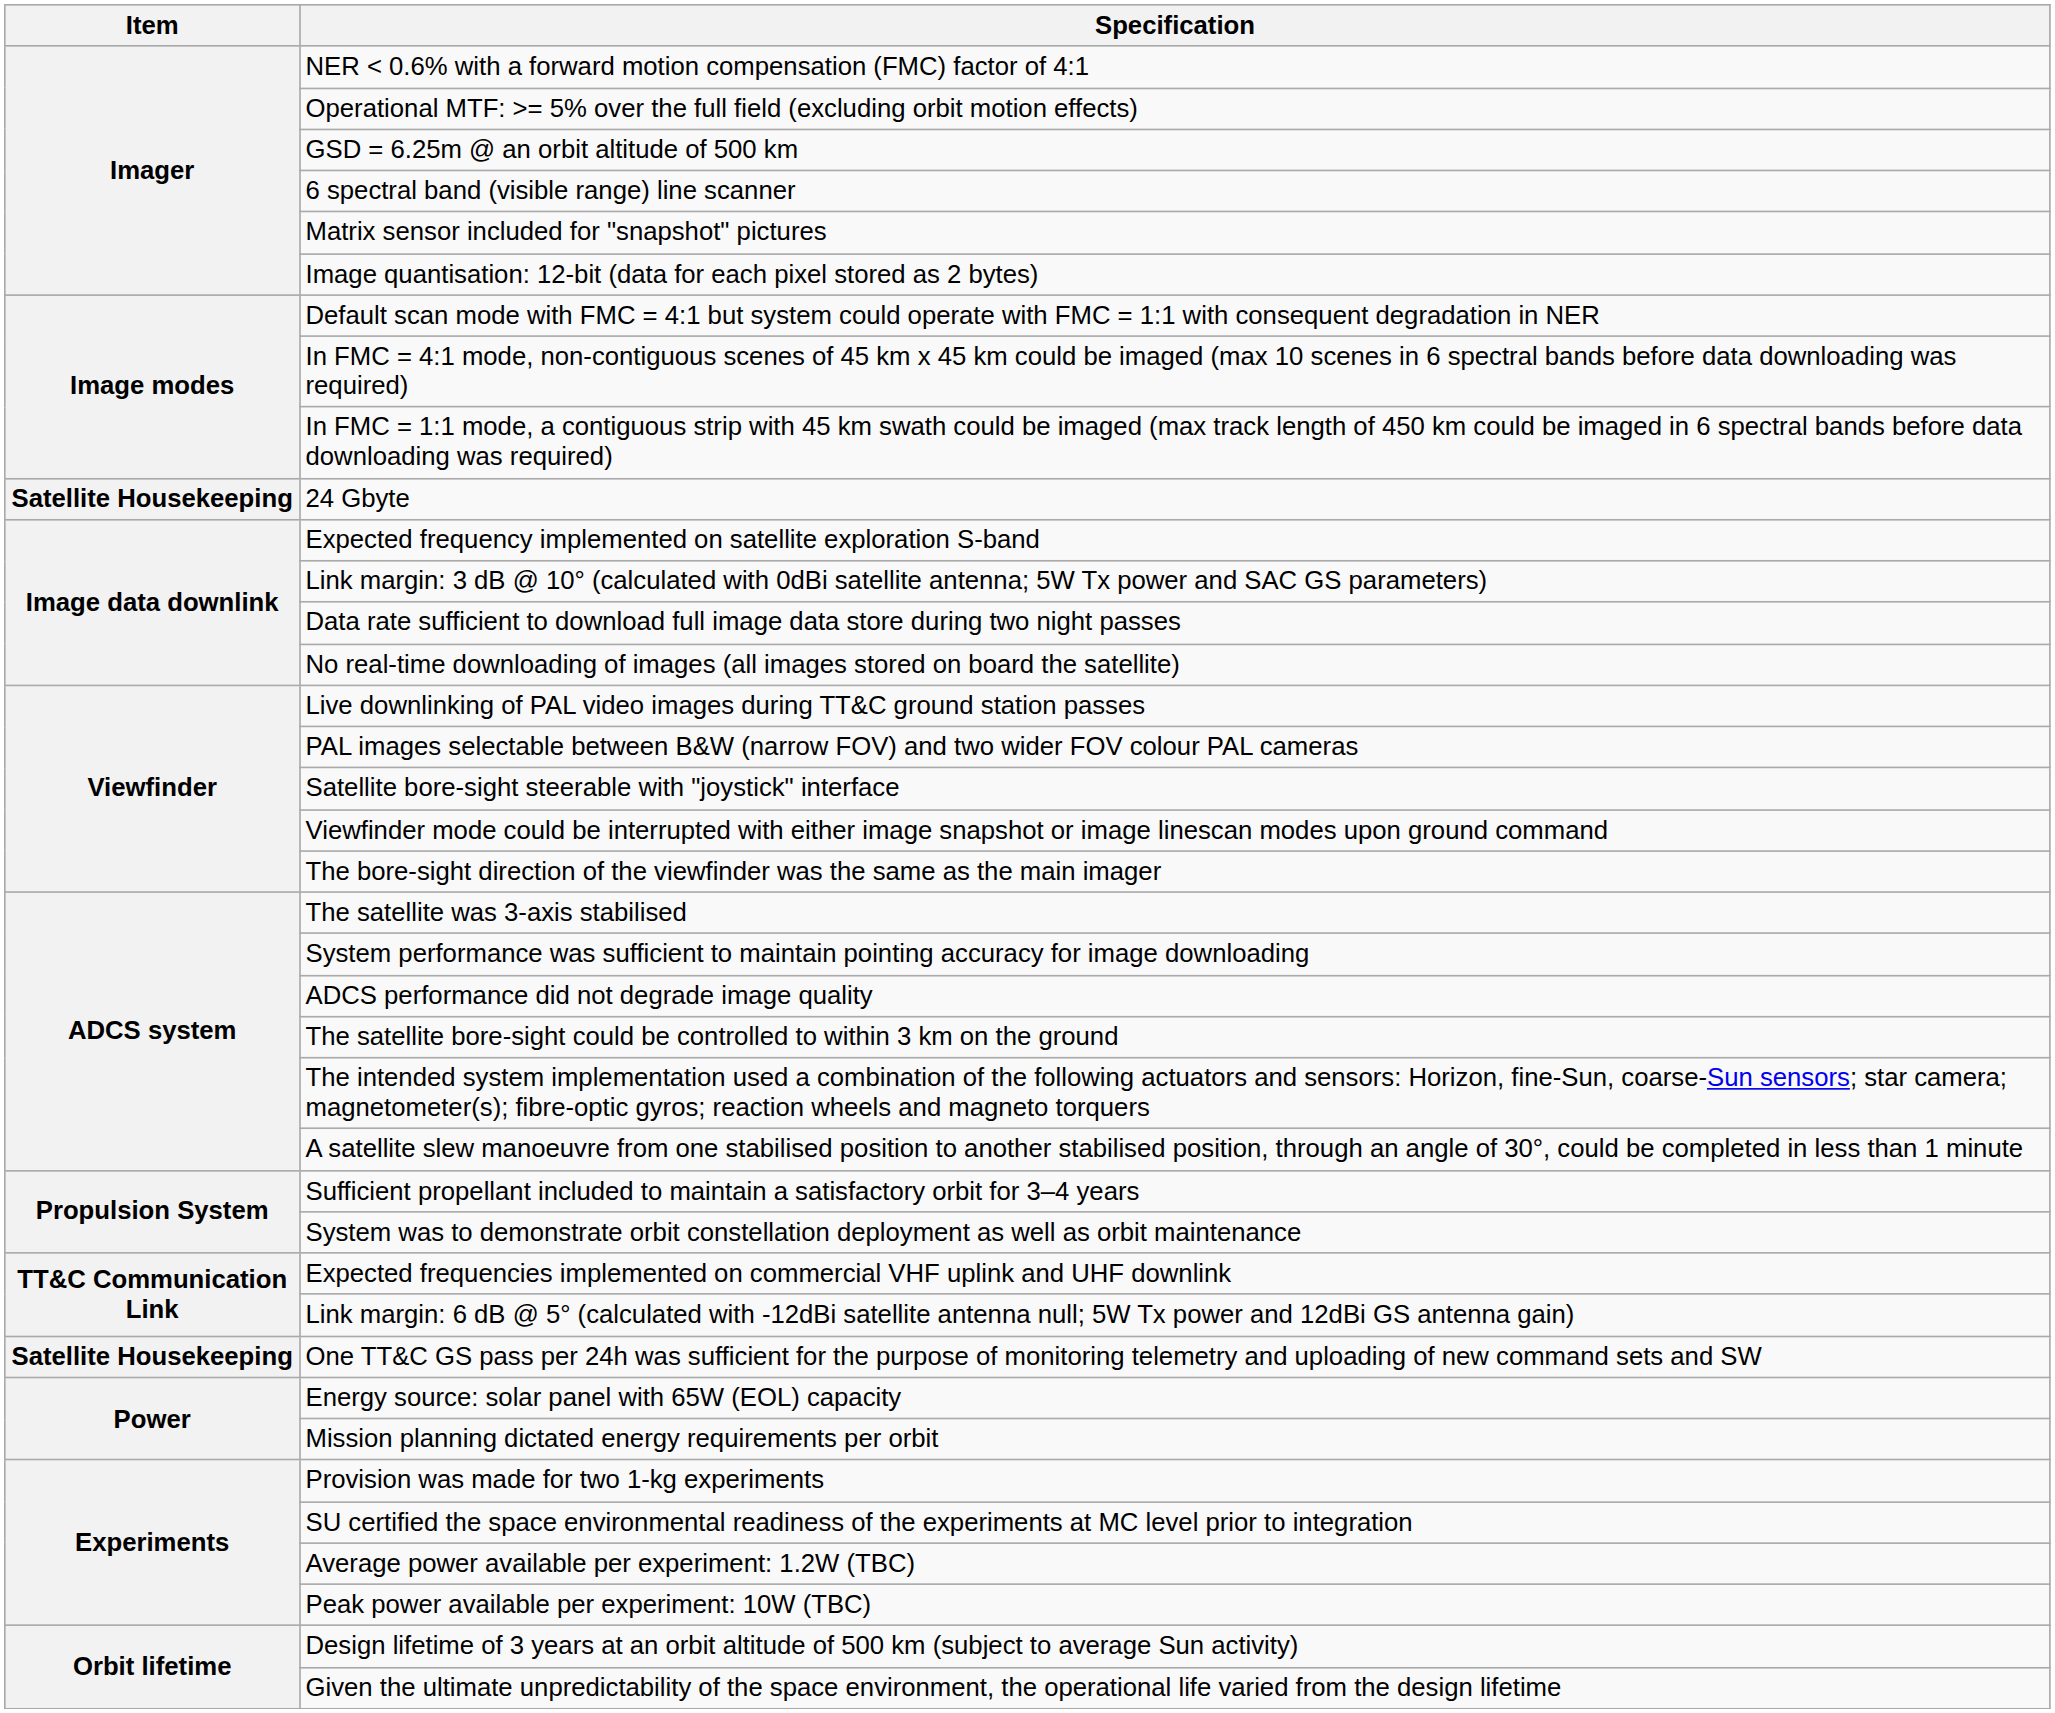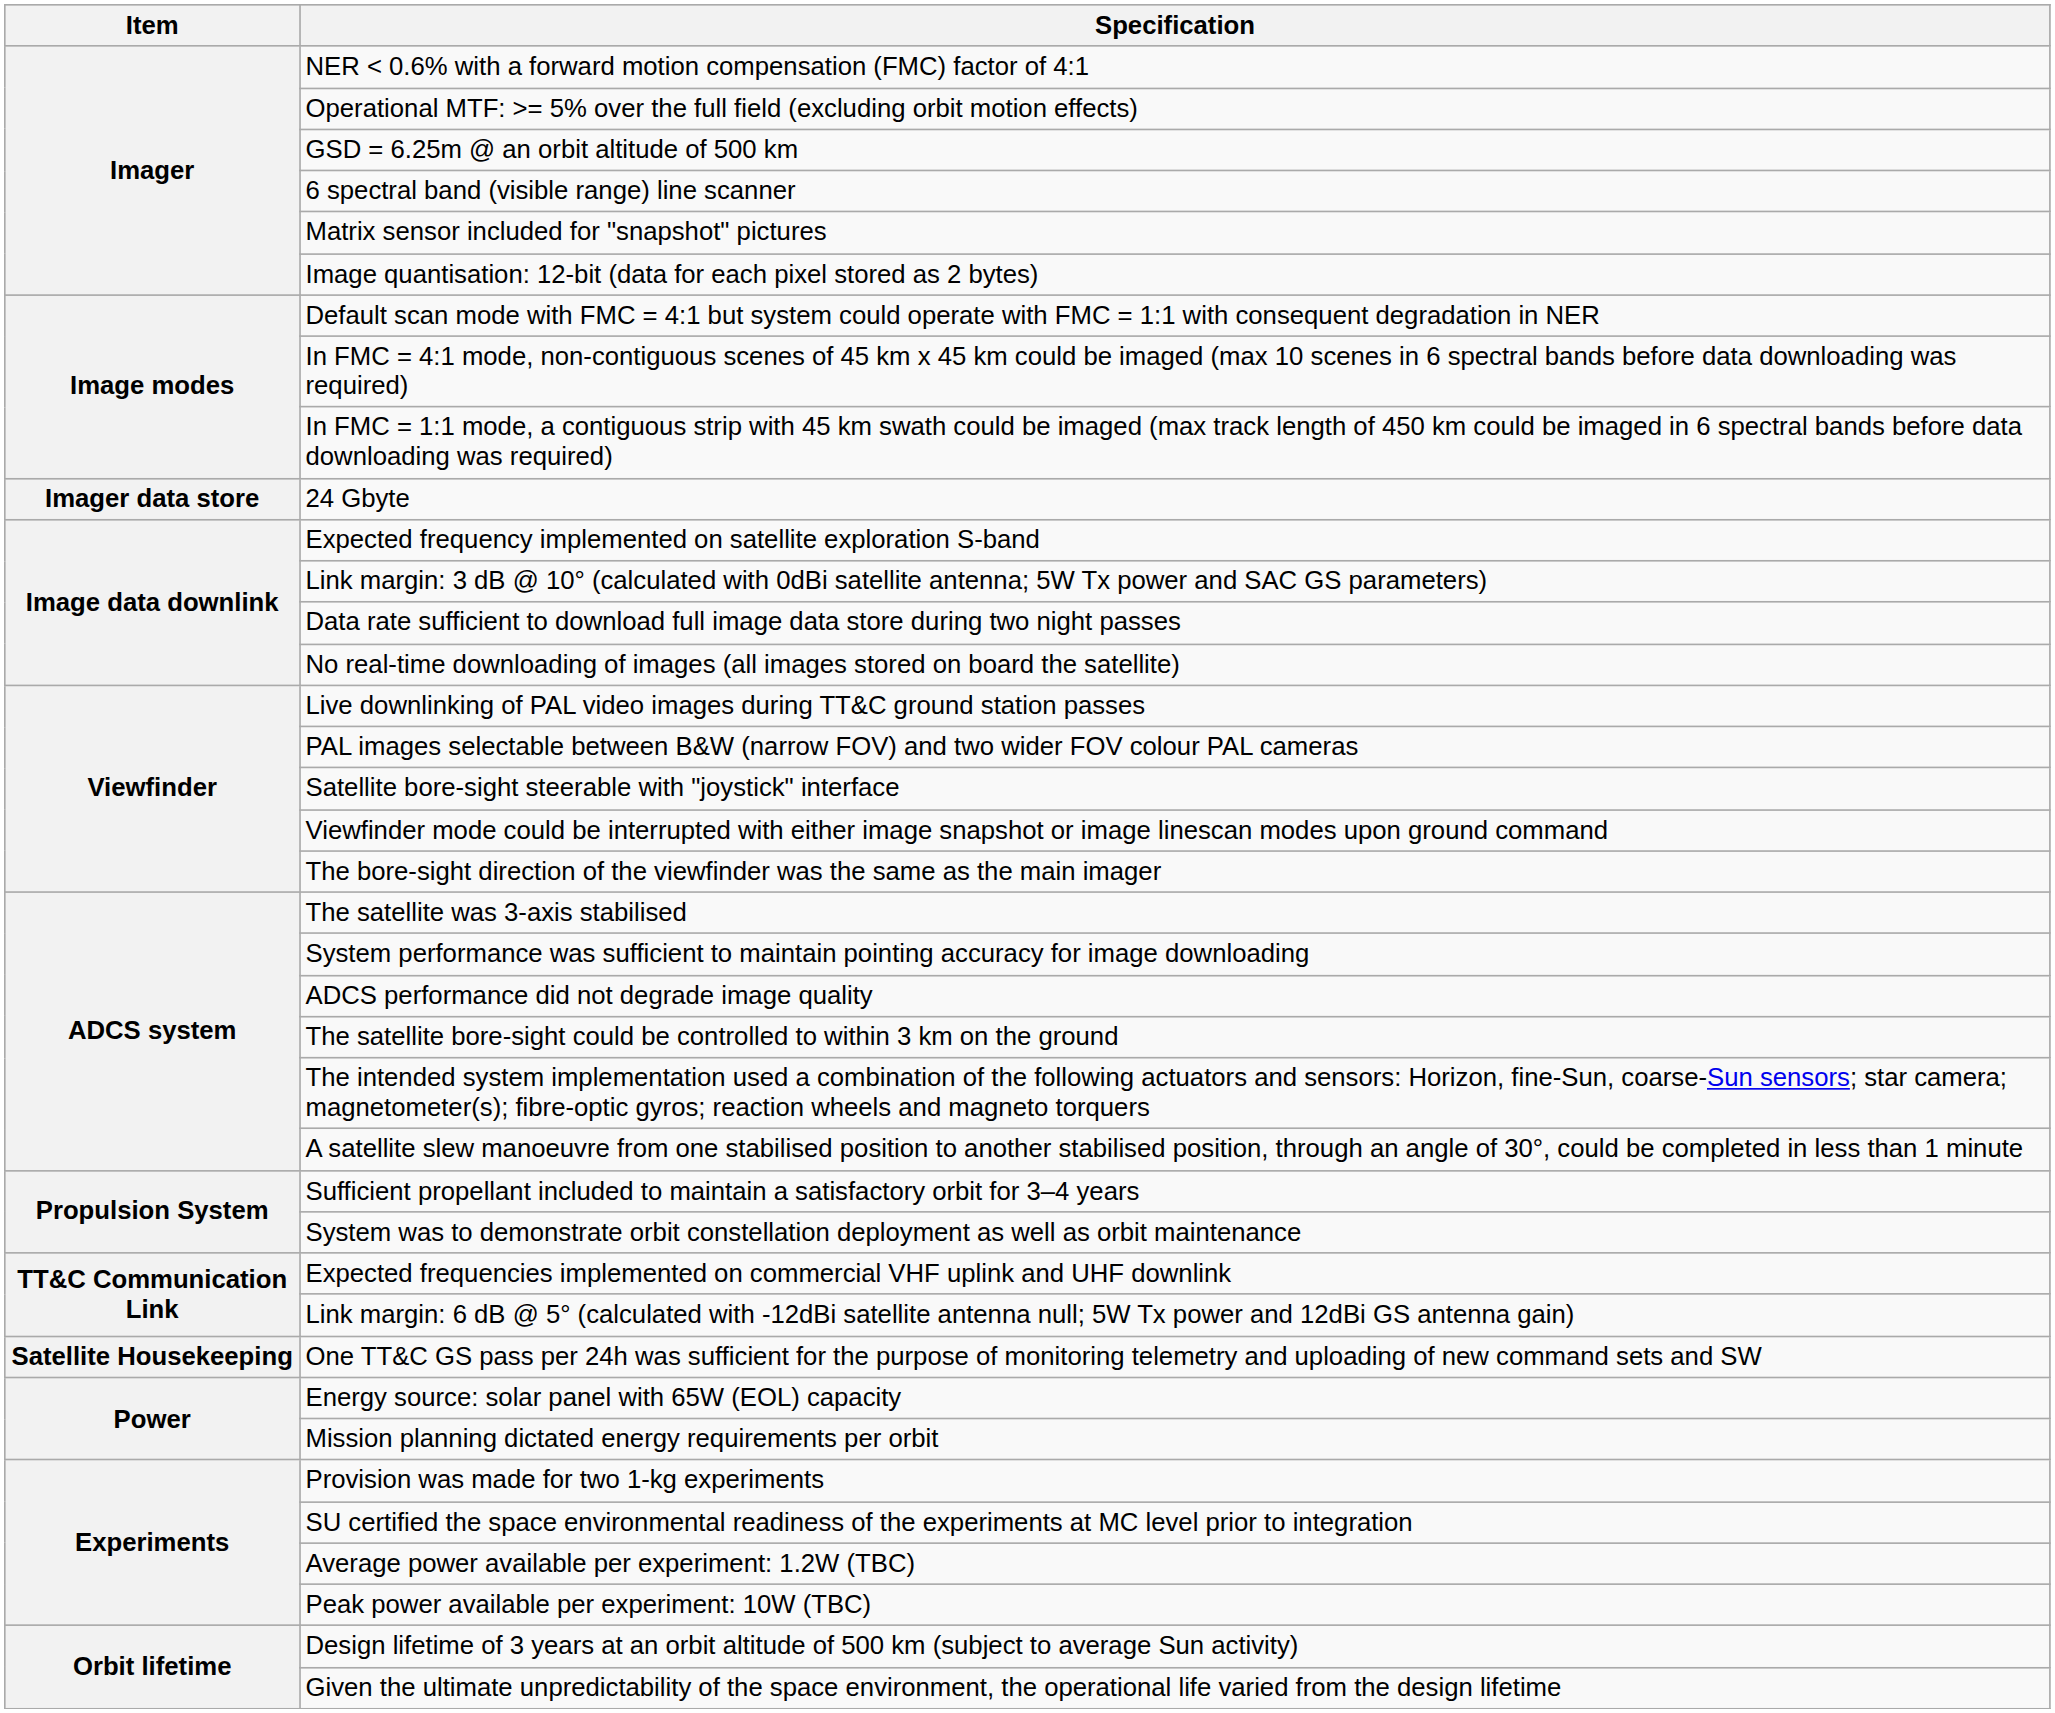(152, 498) Satellite Housekeeping -> (152, 498) Imager data store
